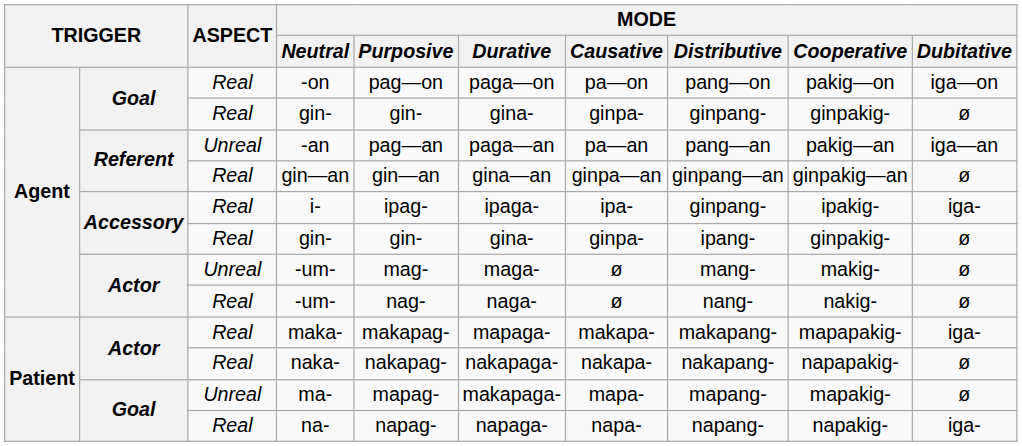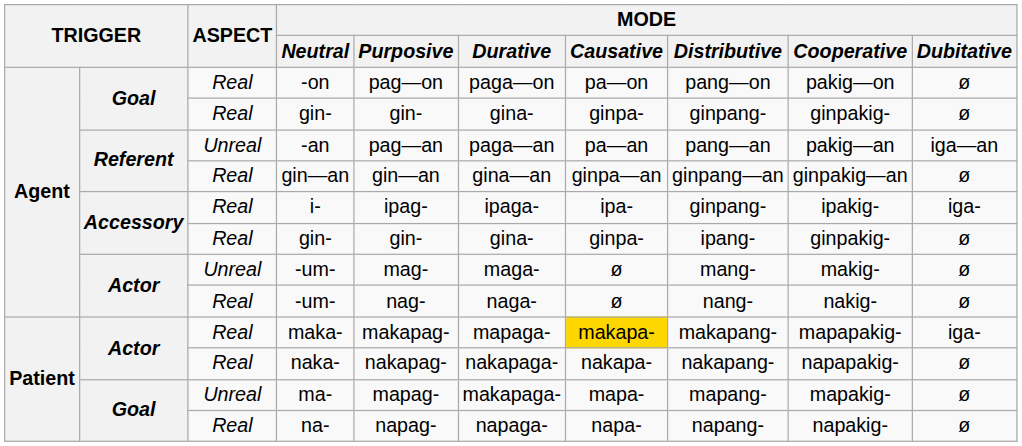(964, 82) iga—on -> (964, 82) ø
(617, 332) no background -> (617, 332) gold background
(964, 425) iga- -> (964, 425) ø
